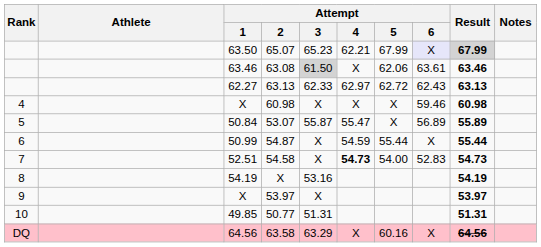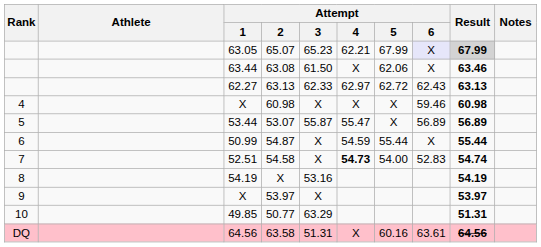(243, 50) 63.50 -> (243, 50) 63.05
(243, 68) 63.46 -> (243, 68) 63.44
(318, 68) lightgrey background -> (318, 68) no background
(431, 68) 63.61 -> (431, 68) X
(243, 123) 50.84 -> (243, 123) 53.44
(472, 123) 55.89 -> (472, 123) 56.89
(472, 159) 54.73 -> (472, 159) 54.74
(318, 214) 51.31 -> (318, 214) 63.29
(318, 232) 63.29 -> (318, 232) 51.31
(431, 232) X -> (431, 232) 63.61
